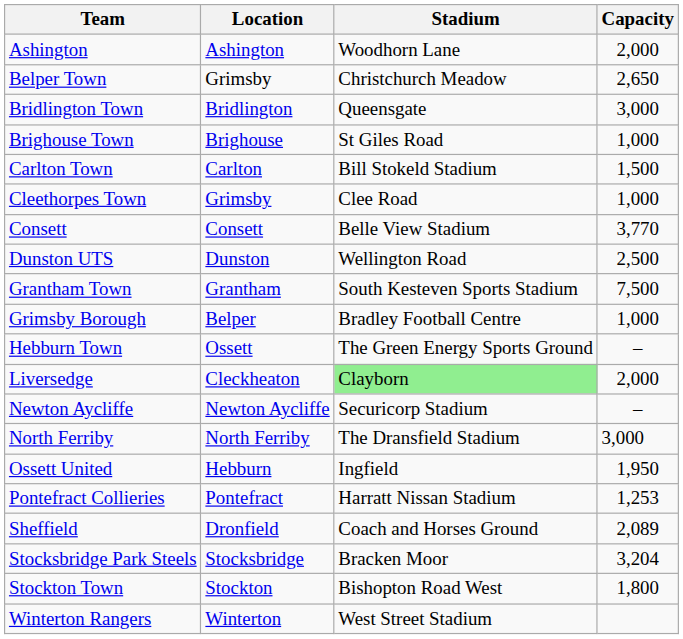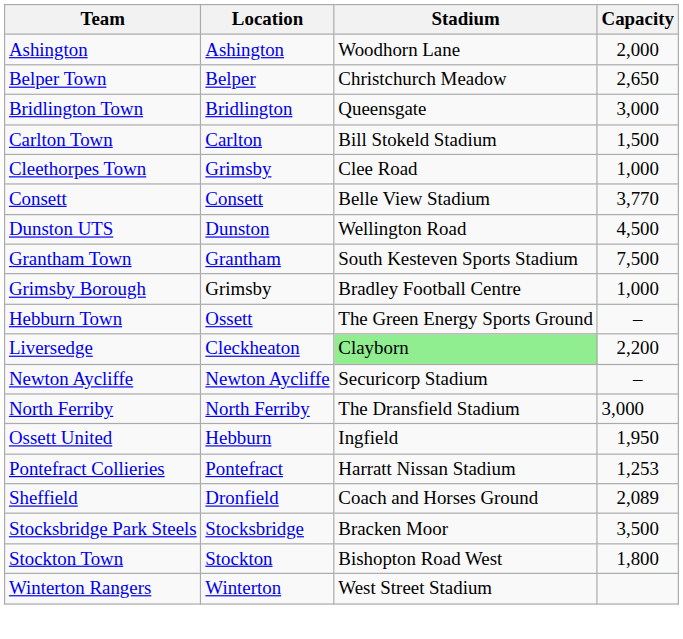(238, 79) Grimsby -> (231, 79) Belper
- row: (71, 139)
(638, 259) 2,500 -> (638, 229) 4,500
(231, 318) Belper -> (238, 288) Grimsby
(638, 378) 2,000 -> (638, 348) 2,200
(638, 558) 3,204 -> (638, 528) 3,500
